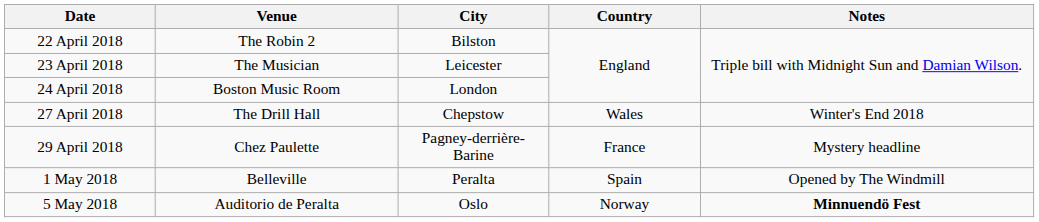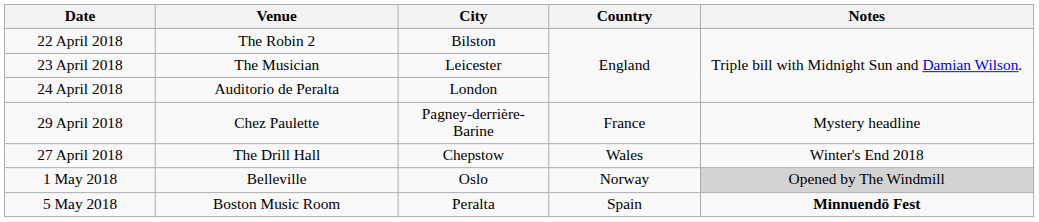(277, 89) Boston Music Room -> (277, 89) Auditorio de Peralta
rows swapped: (80, 114) <-> (80, 147)
(473, 180) Peralta -> (473, 180) Oslo
(624, 180) Spain -> (624, 180) Norway
(867, 180) no background -> (867, 180) lightgrey background
(277, 204) Auditorio de Peralta -> (277, 204) Boston Music Room
(473, 204) Oslo -> (473, 204) Peralta
(624, 204) Norway -> (624, 204) Spain
